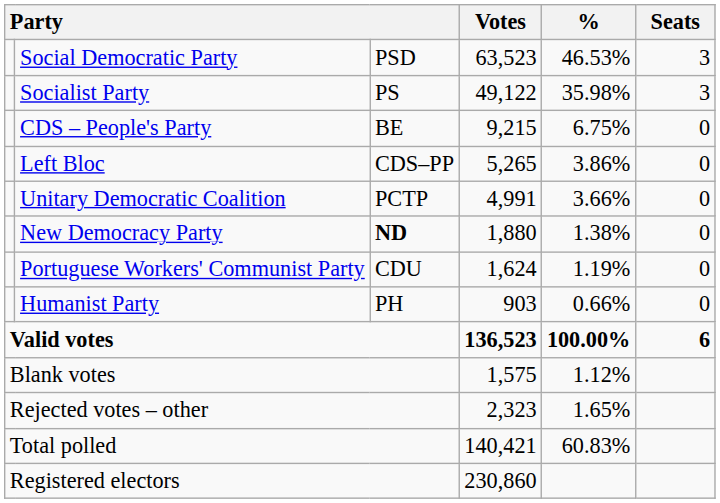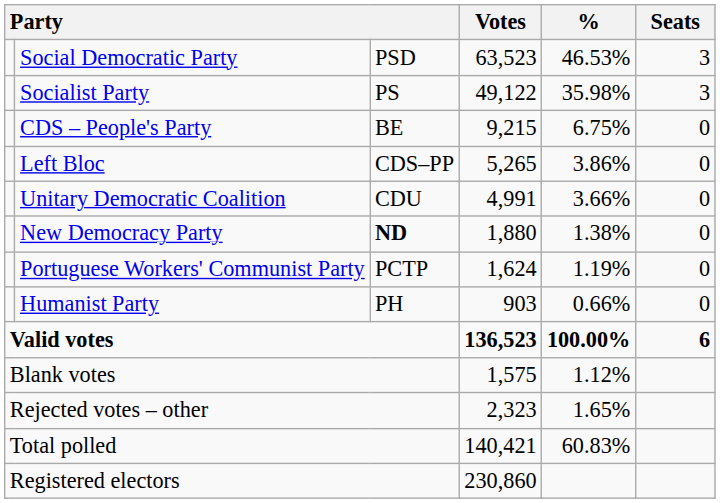(402, 198) PCTP -> (398, 198) CDU
(398, 269) CDU -> (402, 269) PCTP
